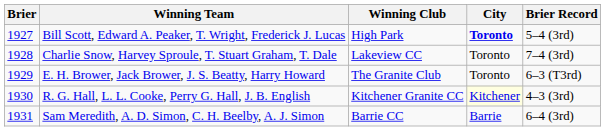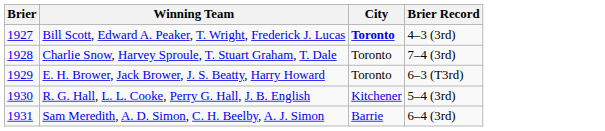- column: (407, 14)
(550, 34) 5–4 (3rd) -> (432, 34) 4–3 (3rd)
(495, 95) lightyellow background -> (376, 95) no background
(550, 95) 4–3 (3rd) -> (432, 95) 5–4 (3rd)
